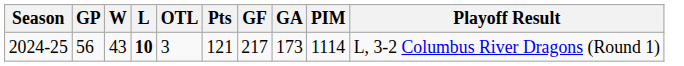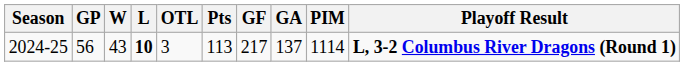(220, 46) 121 -> (219, 46) 113
(289, 46) 173 -> (289, 46) 137
(507, 46) normal -> (514, 46) bold
